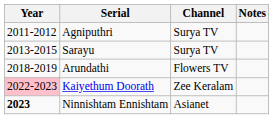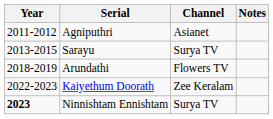(196, 31) Surya TV -> (191, 31) Asianet
(32, 86) pink background -> (32, 86) no background
(191, 104) Asianet -> (196, 104) Surya TV
